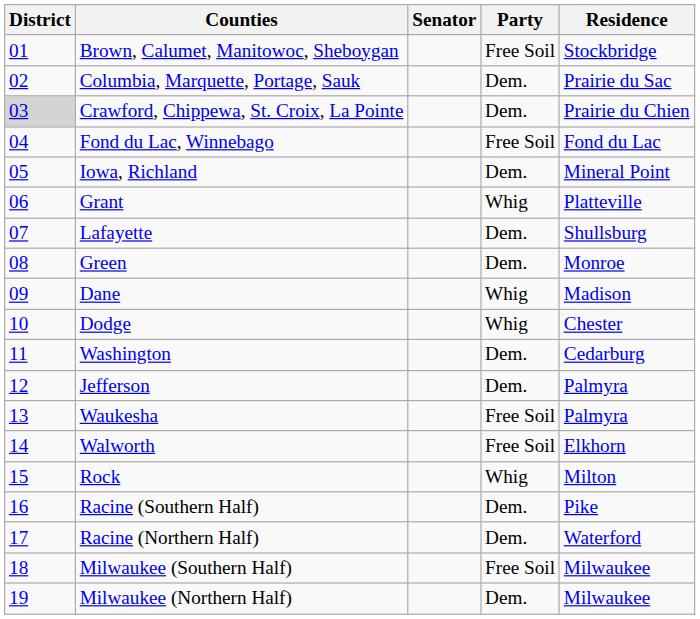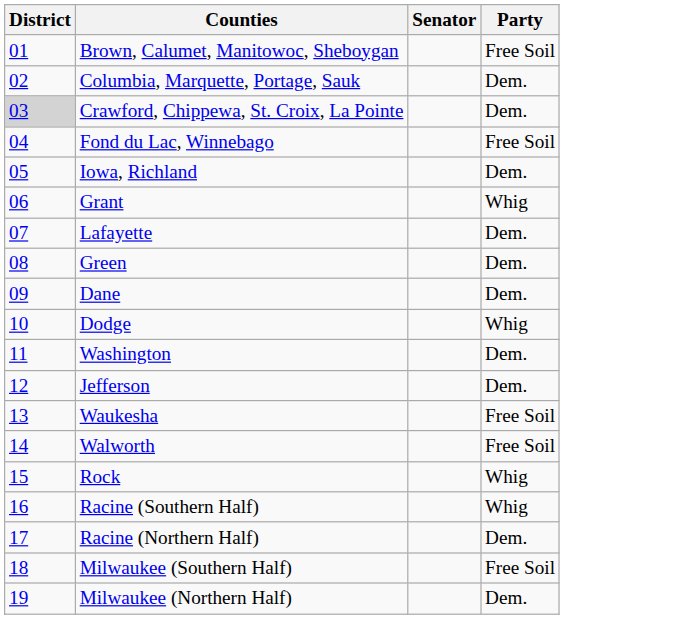- column: (627, 19)
(506, 293) Whig -> (506, 293) Dem.
(506, 506) Dem. -> (506, 506) Whig
